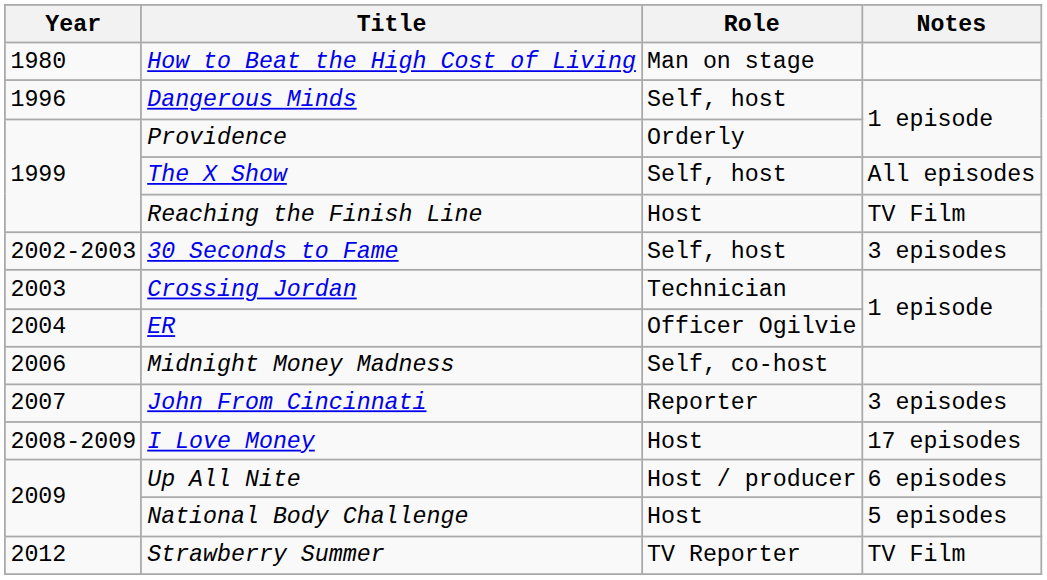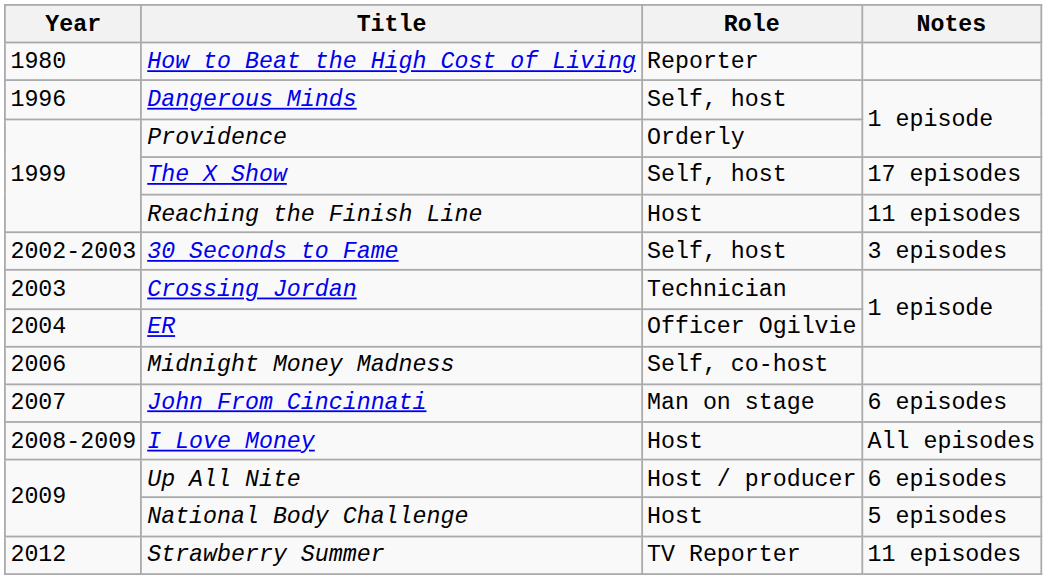(731, 62) Man on stage -> (703, 62) Reporter
(951, 176) All episodes -> (944, 176) 17 episodes
(916, 213) TV Film -> (944, 213) 11 episodes
(703, 403) Reporter -> (731, 403) Man on stage
(937, 403) 3 episodes -> (937, 403) 6 episodes
(944, 441) 17 episodes -> (951, 441) All episodes
(916, 555) TV Film -> (944, 555) 11 episodes
